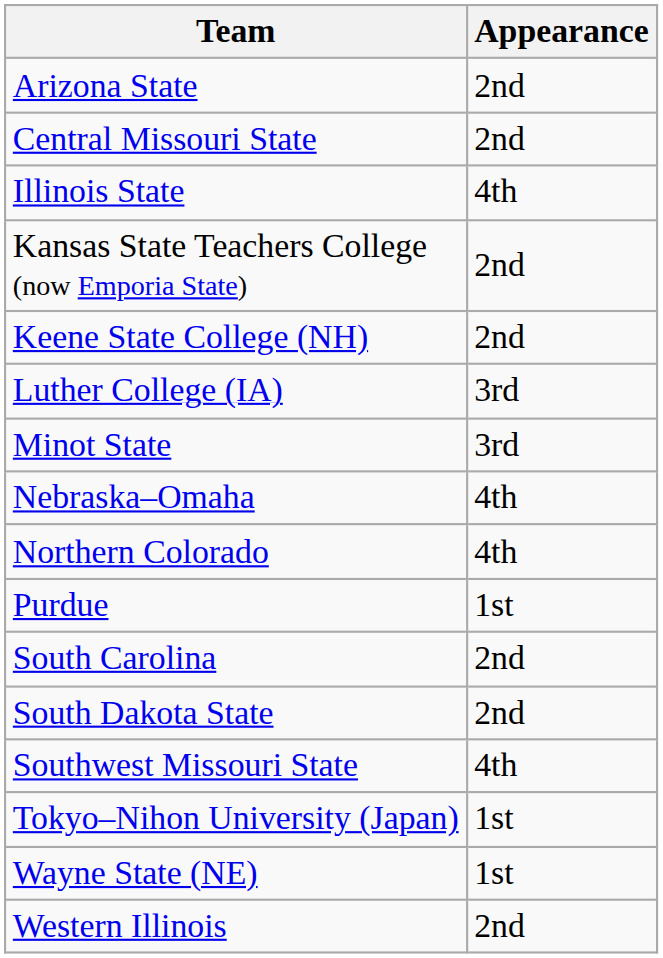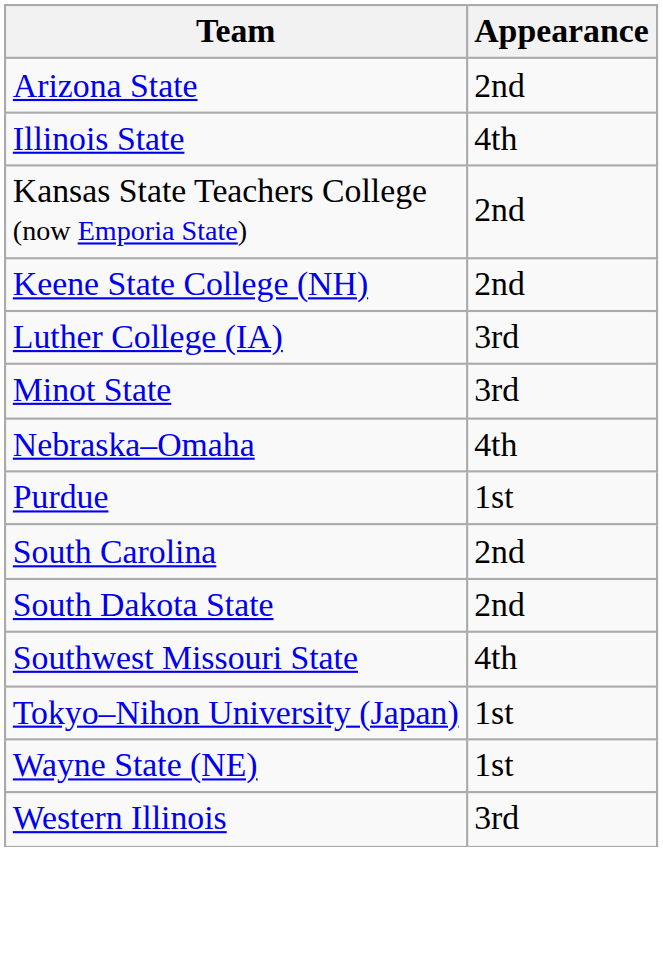- row: (165, 138)
- row: (141, 551)
(500, 925) 2nd -> (497, 818) 3rd
